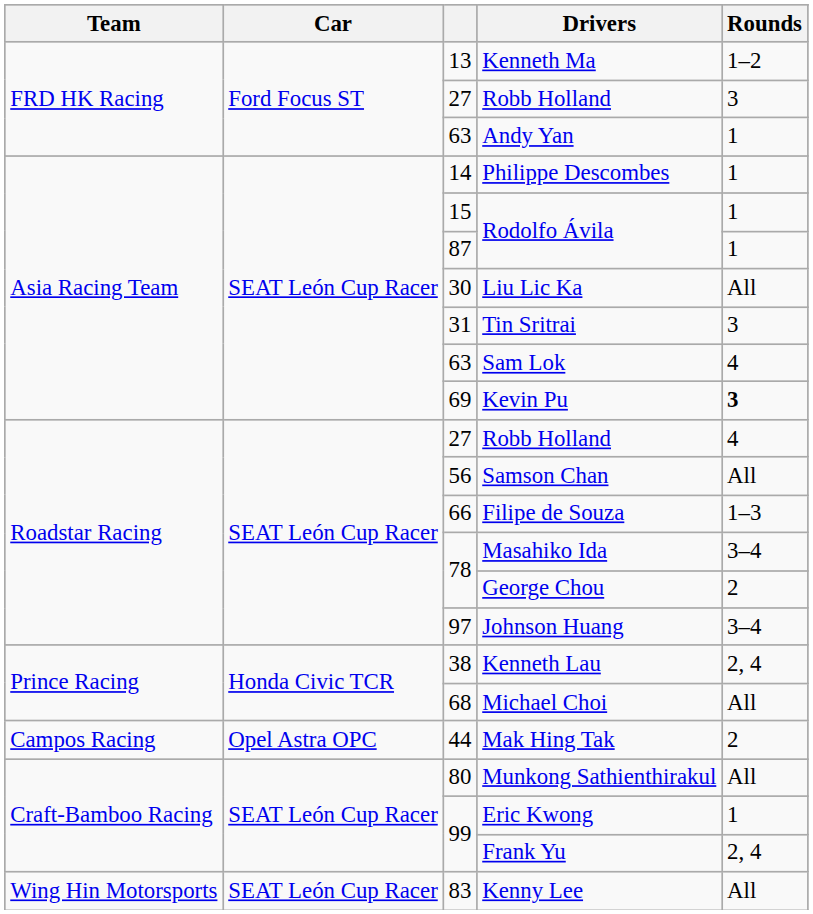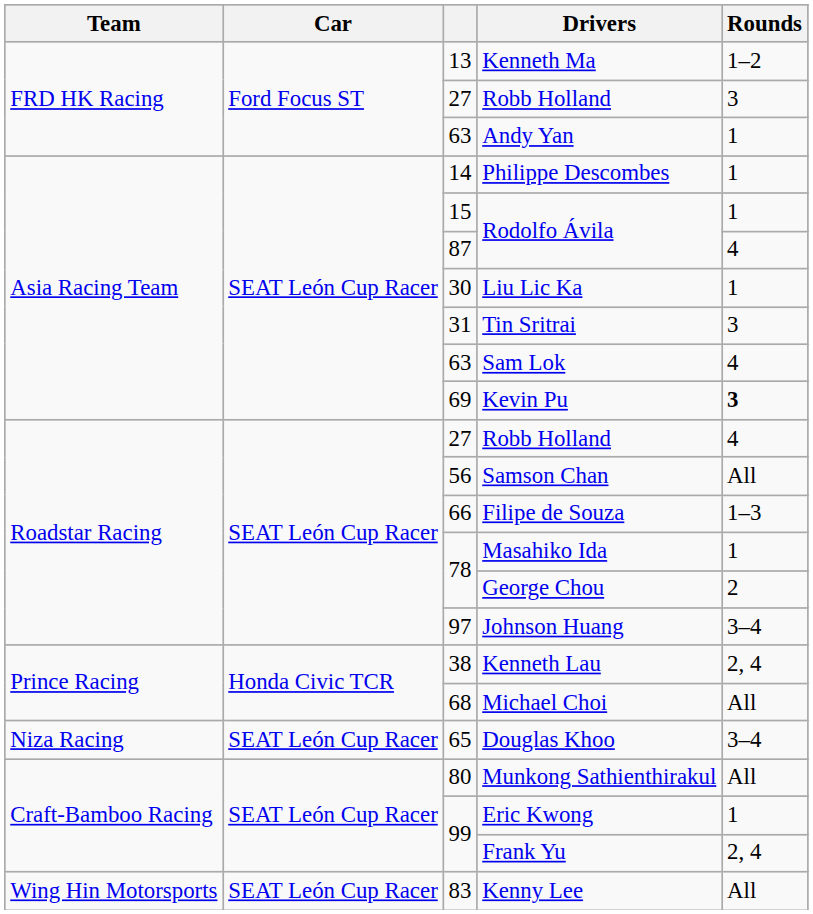(733, 249) 1 -> (733, 249) 4
(742, 286) All -> (733, 286) 1
(744, 550) 3–4 -> (733, 550) 1
- row: (460, 739)
+ row: (460, 739)
